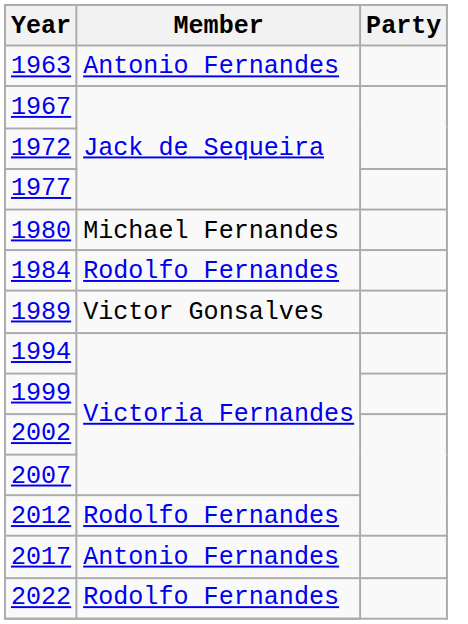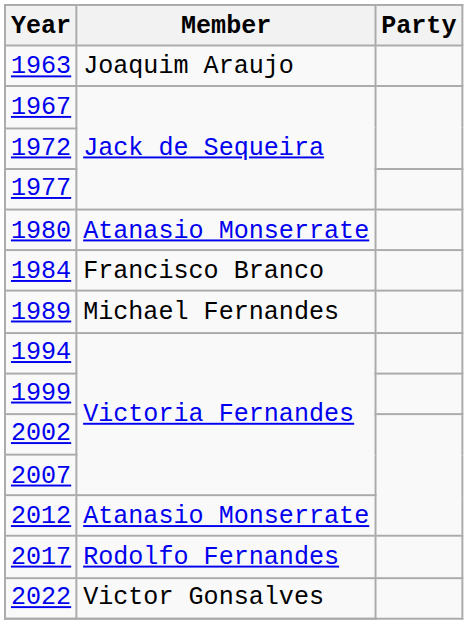(211, 66) Antonio Fernandes -> (189, 66) Joaquim Araujo
(211, 230) Michael Fernandes -> (226, 230) Atanasio Monserrate
(211, 271) Rodolfo Fernandes -> (204, 271) Francisco Branco
(204, 312) Victor Gonsalves -> (211, 312) Michael Fernandes
(211, 516) Rodolfo Fernandes -> (226, 516) Atanasio Monserrate
(211, 557) Antonio Fernandes -> (211, 557) Rodolfo Fernandes
(211, 598) Rodolfo Fernandes -> (204, 598) Victor Gonsalves
